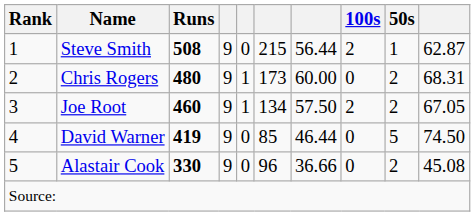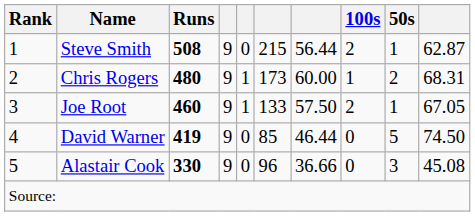(350, 78) 0 -> (350, 78) 1
(273, 107) 134 -> (273, 107) 133
(394, 107) 2 -> (394, 107) 1
(394, 166) 2 -> (394, 166) 3
